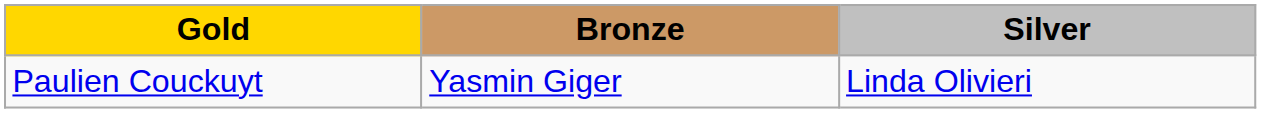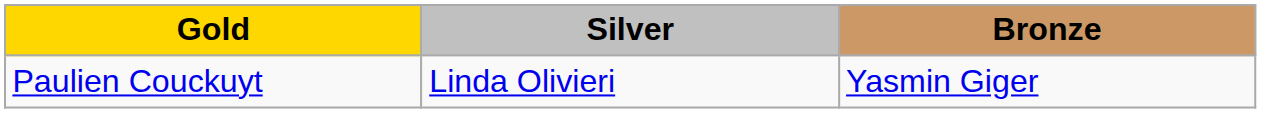columns swapped: (1047, 30) <-> (630, 30)
